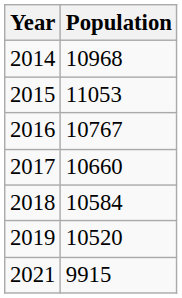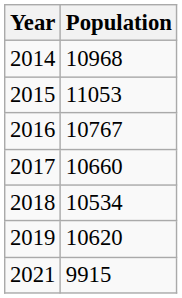(94, 202) 10584 -> (94, 202) 10534
(94, 238) 10520 -> (94, 238) 10620
